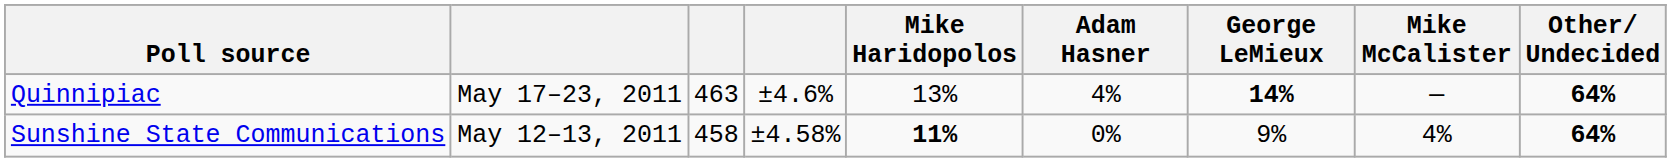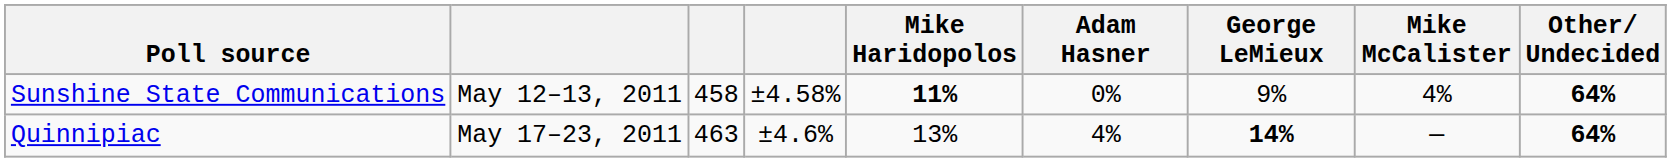rows swapped: (228, 135) <-> (86, 95)
